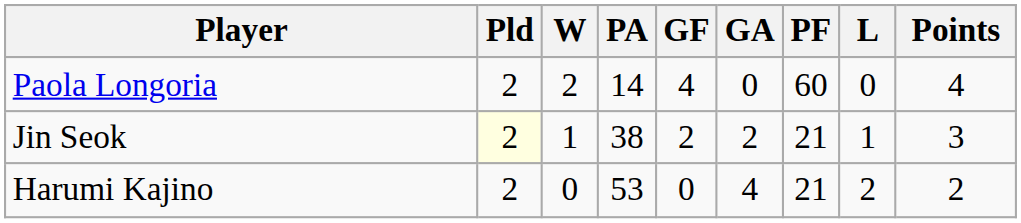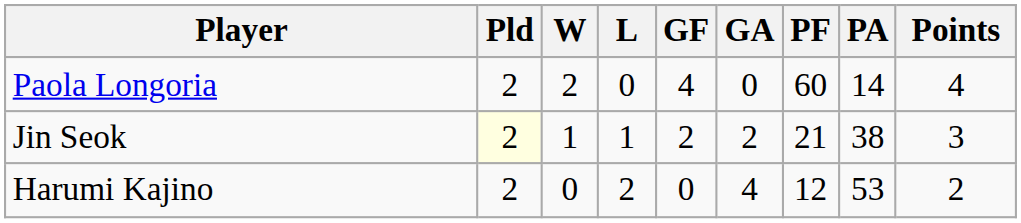columns swapped: (868, 30) <-> (627, 30)
(811, 189) 21 -> (811, 189) 12
